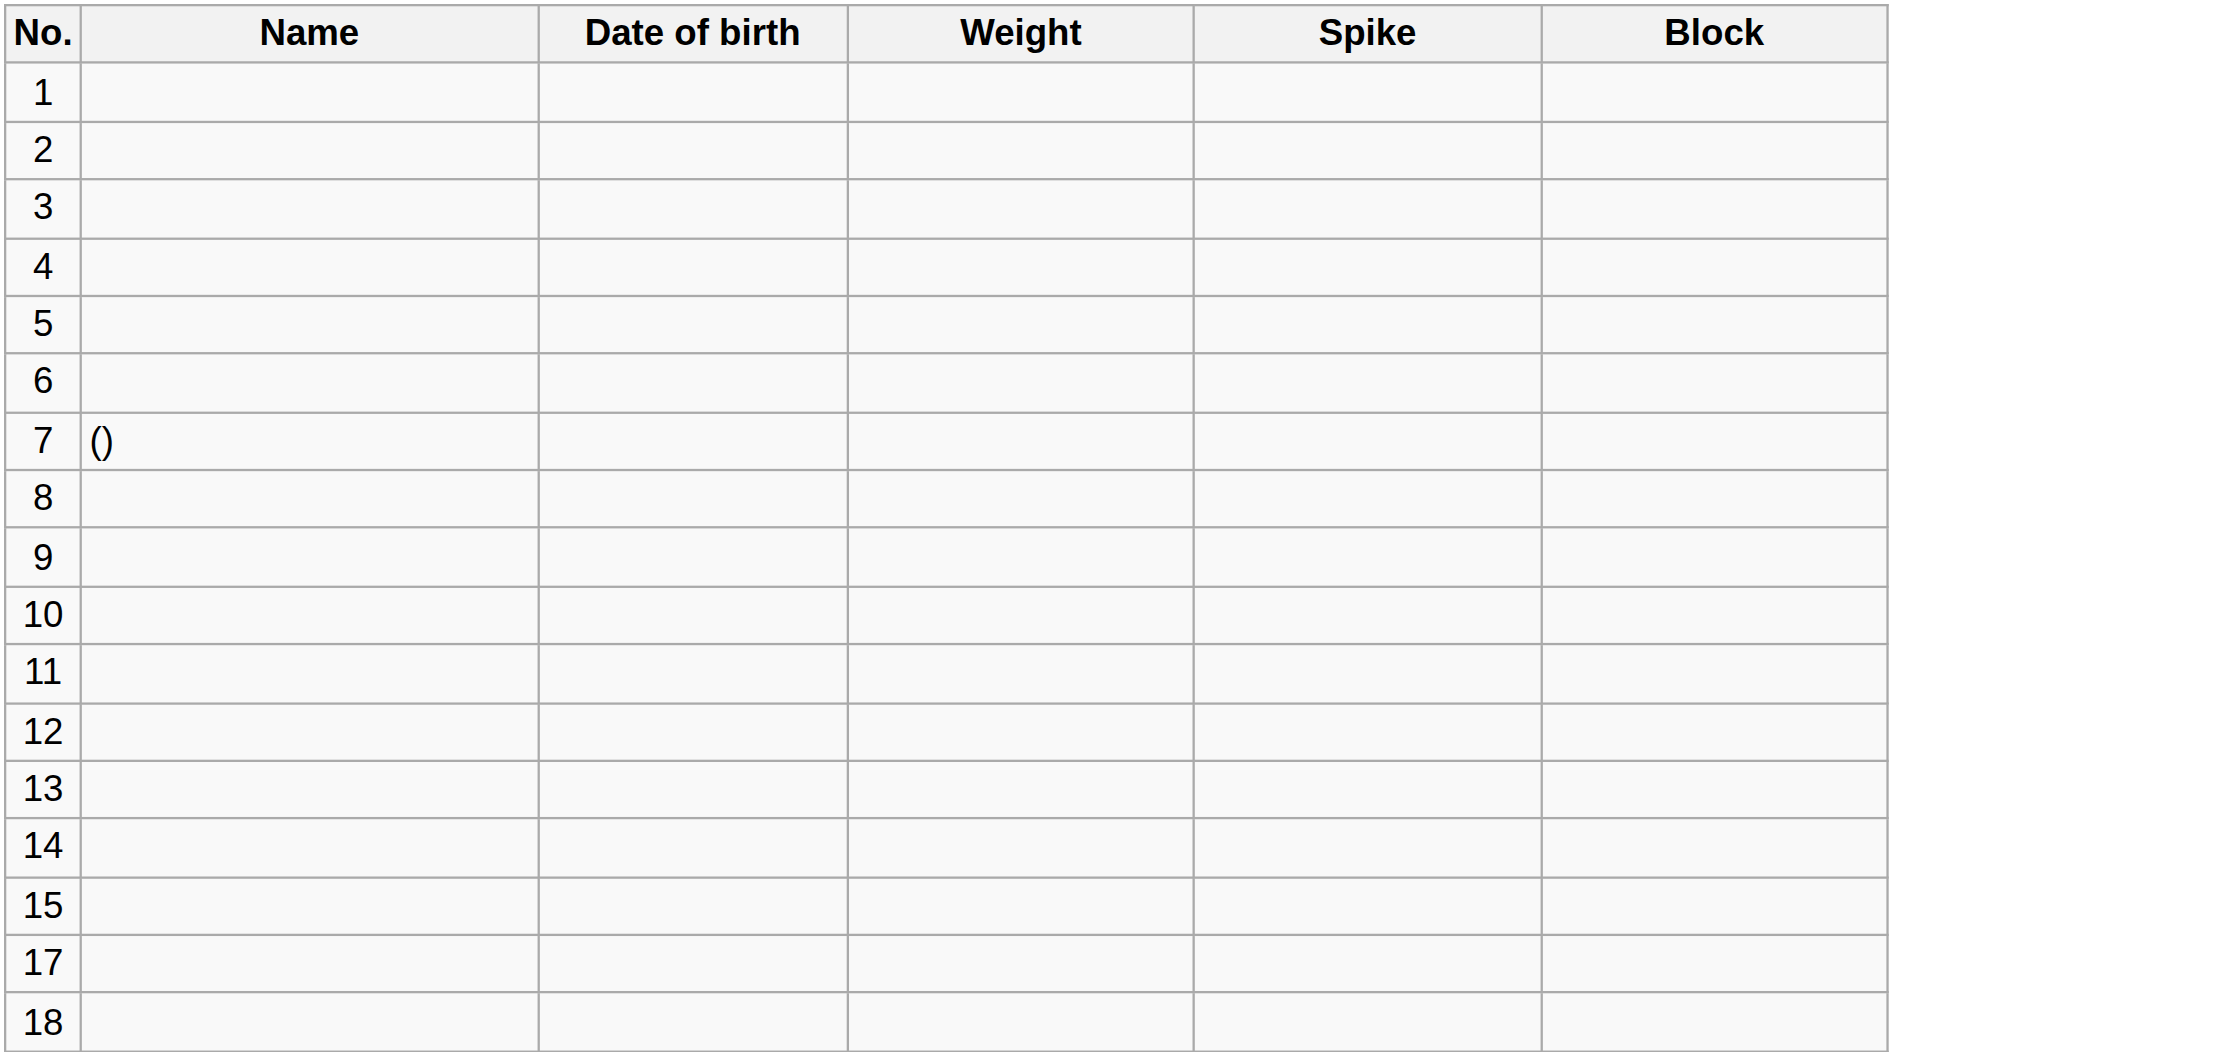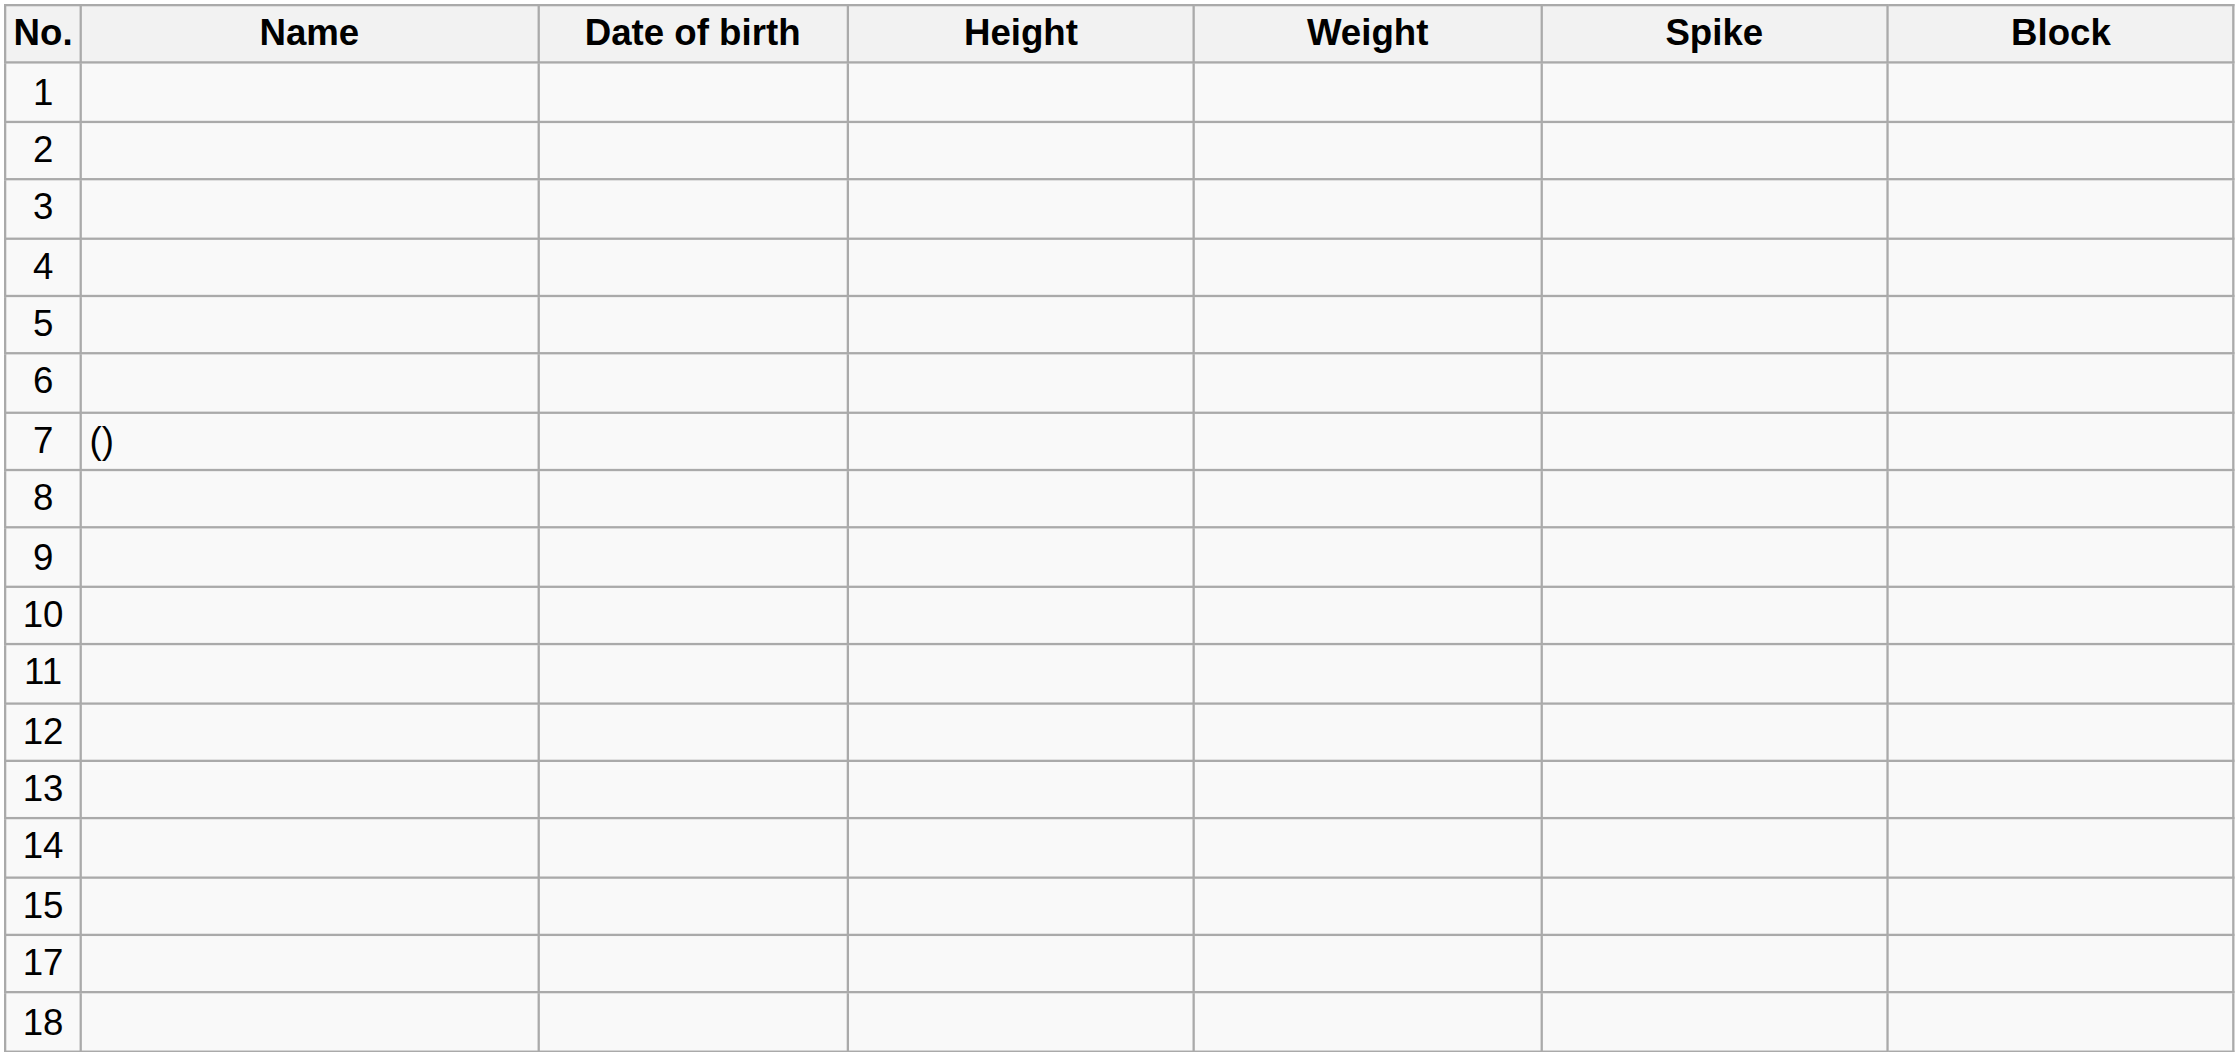+ column: (1021, 33)
